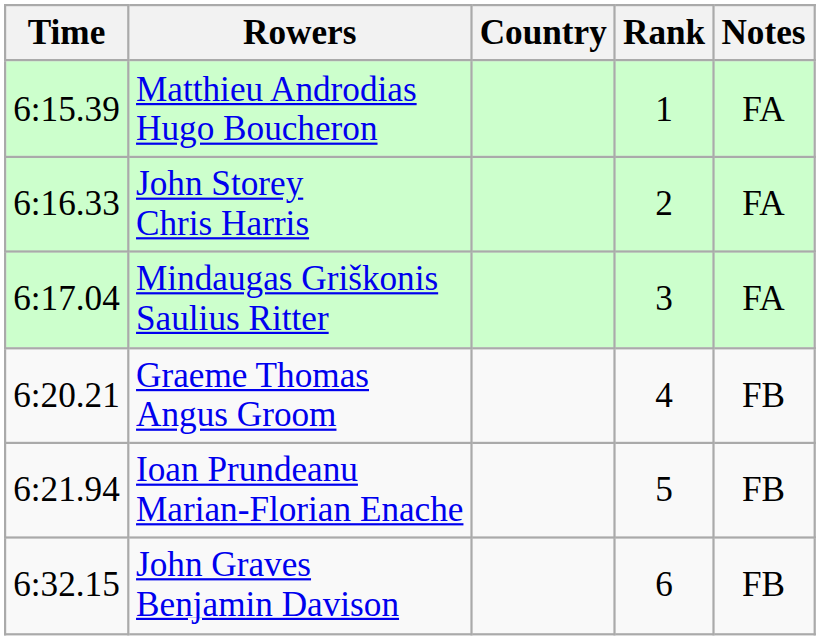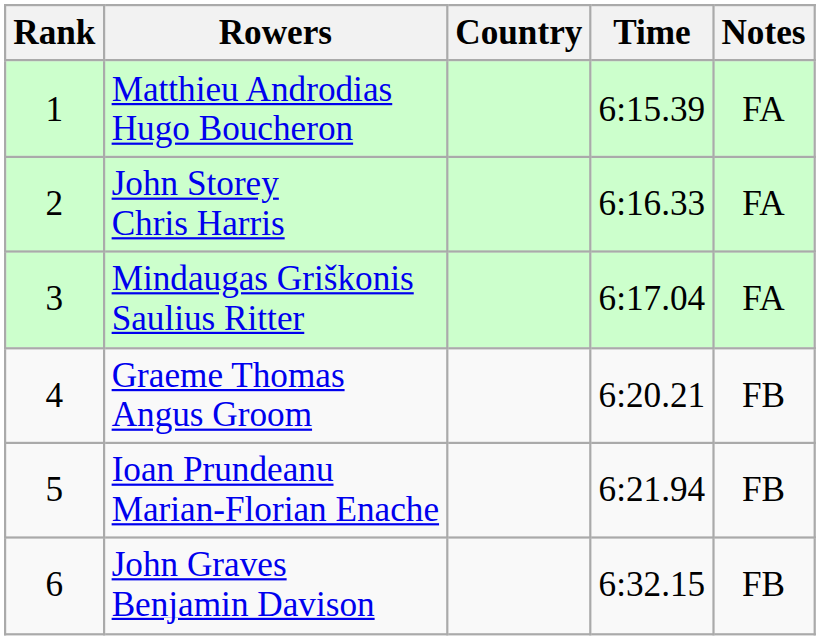columns swapped: (664, 32) <-> (67, 32)
